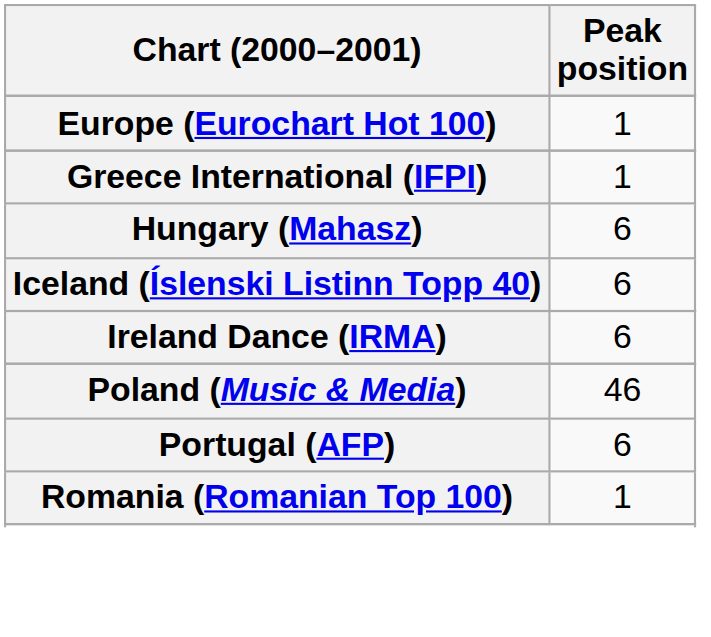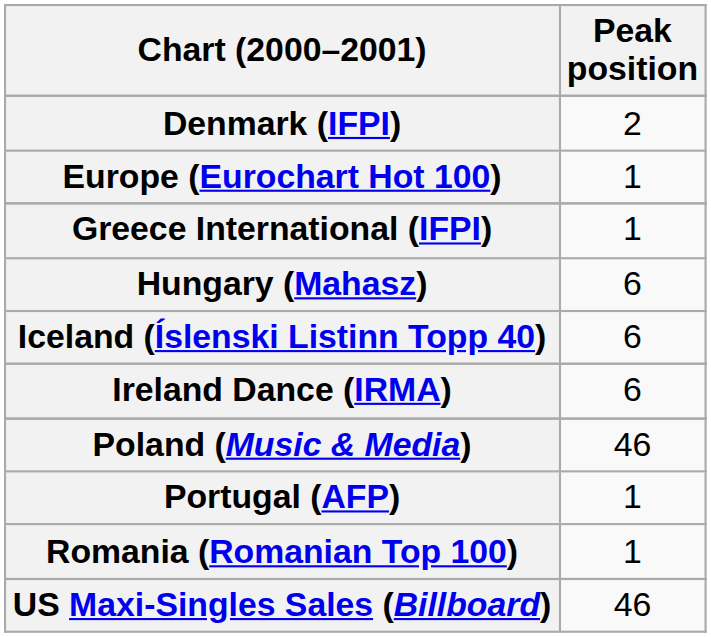+ row: (282, 122)
(622, 444) 6 -> (632, 497) 1
+ row: (282, 604)
